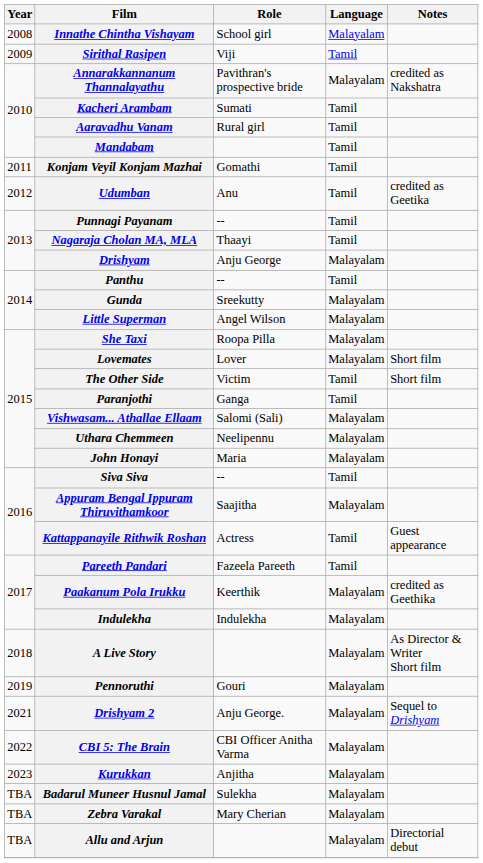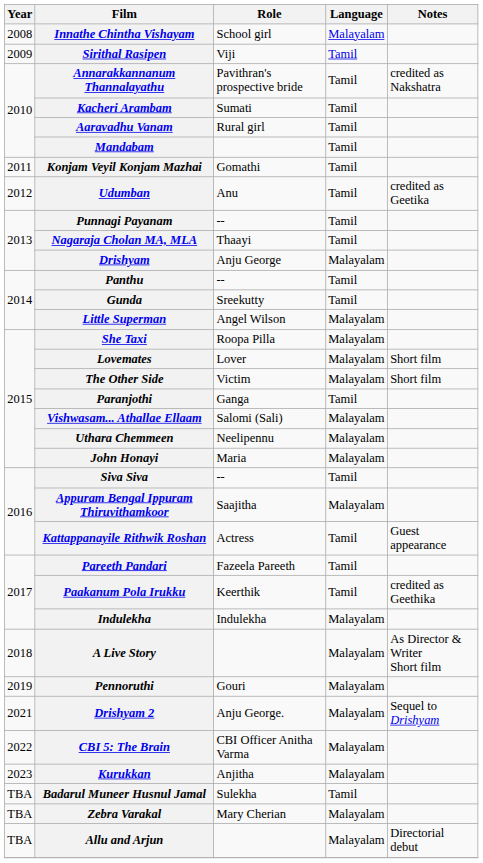(356, 80) Malayalam -> (343, 80) Tamil
(356, 299) Malayalam -> (343, 299) Tamil
(343, 378) Tamil -> (356, 378) Malayalam
(356, 592) Malayalam -> (343, 592) Tamil
(356, 793) Malayalam -> (343, 793) Tamil
